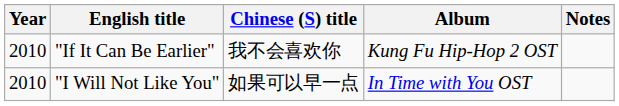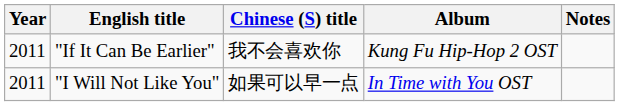(28, 50) 2010 -> (27, 50) 2011
(28, 83) 2010 -> (27, 83) 2011
